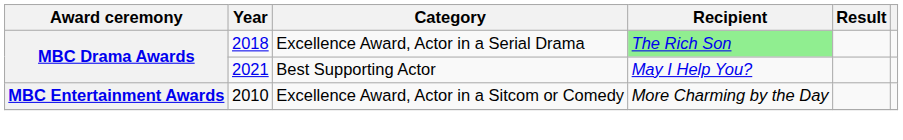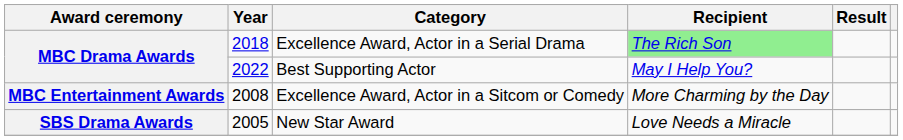(250, 69) 2021 -> (250, 69) 2022
(250, 95) 2010 -> (250, 95) 2008
+ row: (335, 122)
